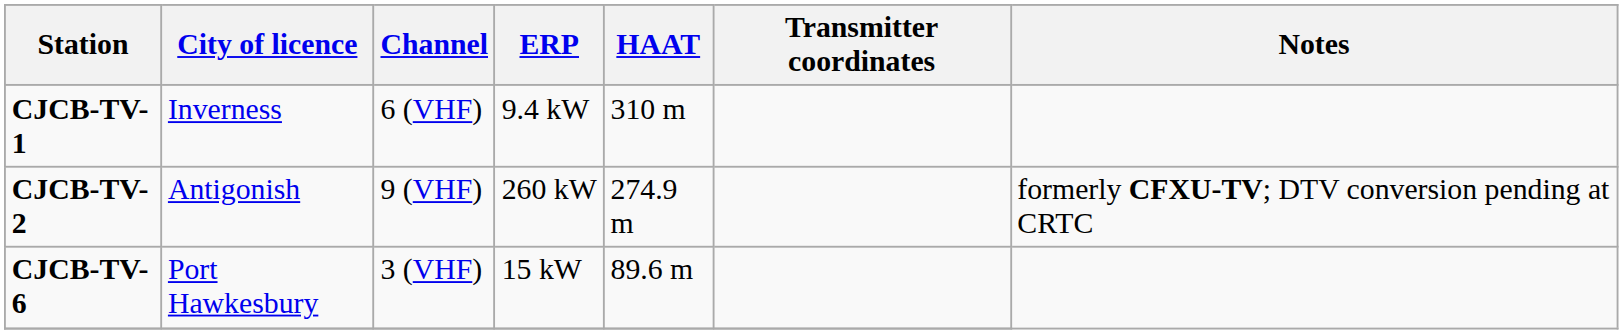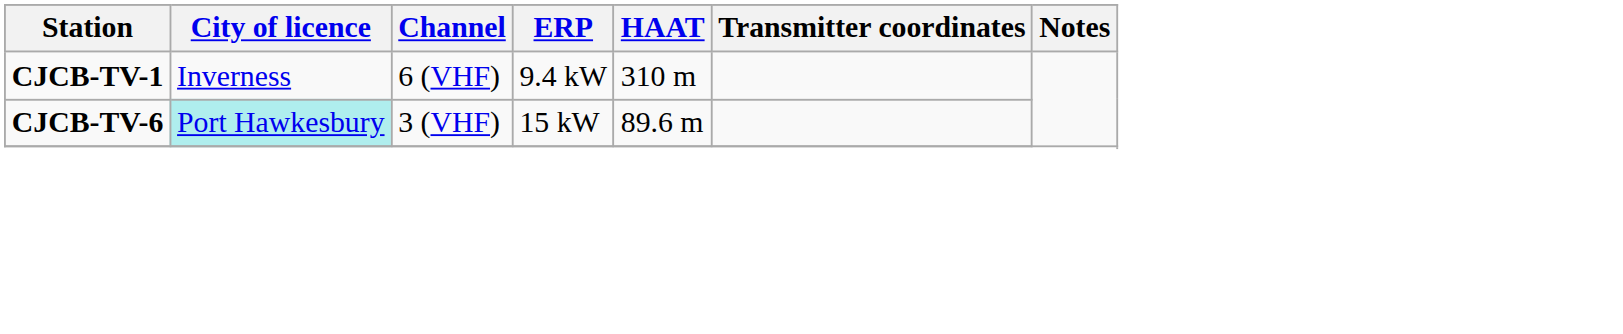- row: (80, 206)
(243, 286) no background -> (281, 122) paleturquoise background
